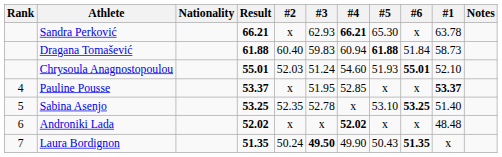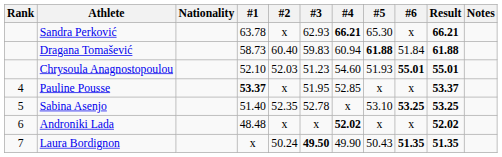columns swapped: (448, 13) <-> (256, 13)
(322, 69) 51.24 -> (316, 69) 51.23
